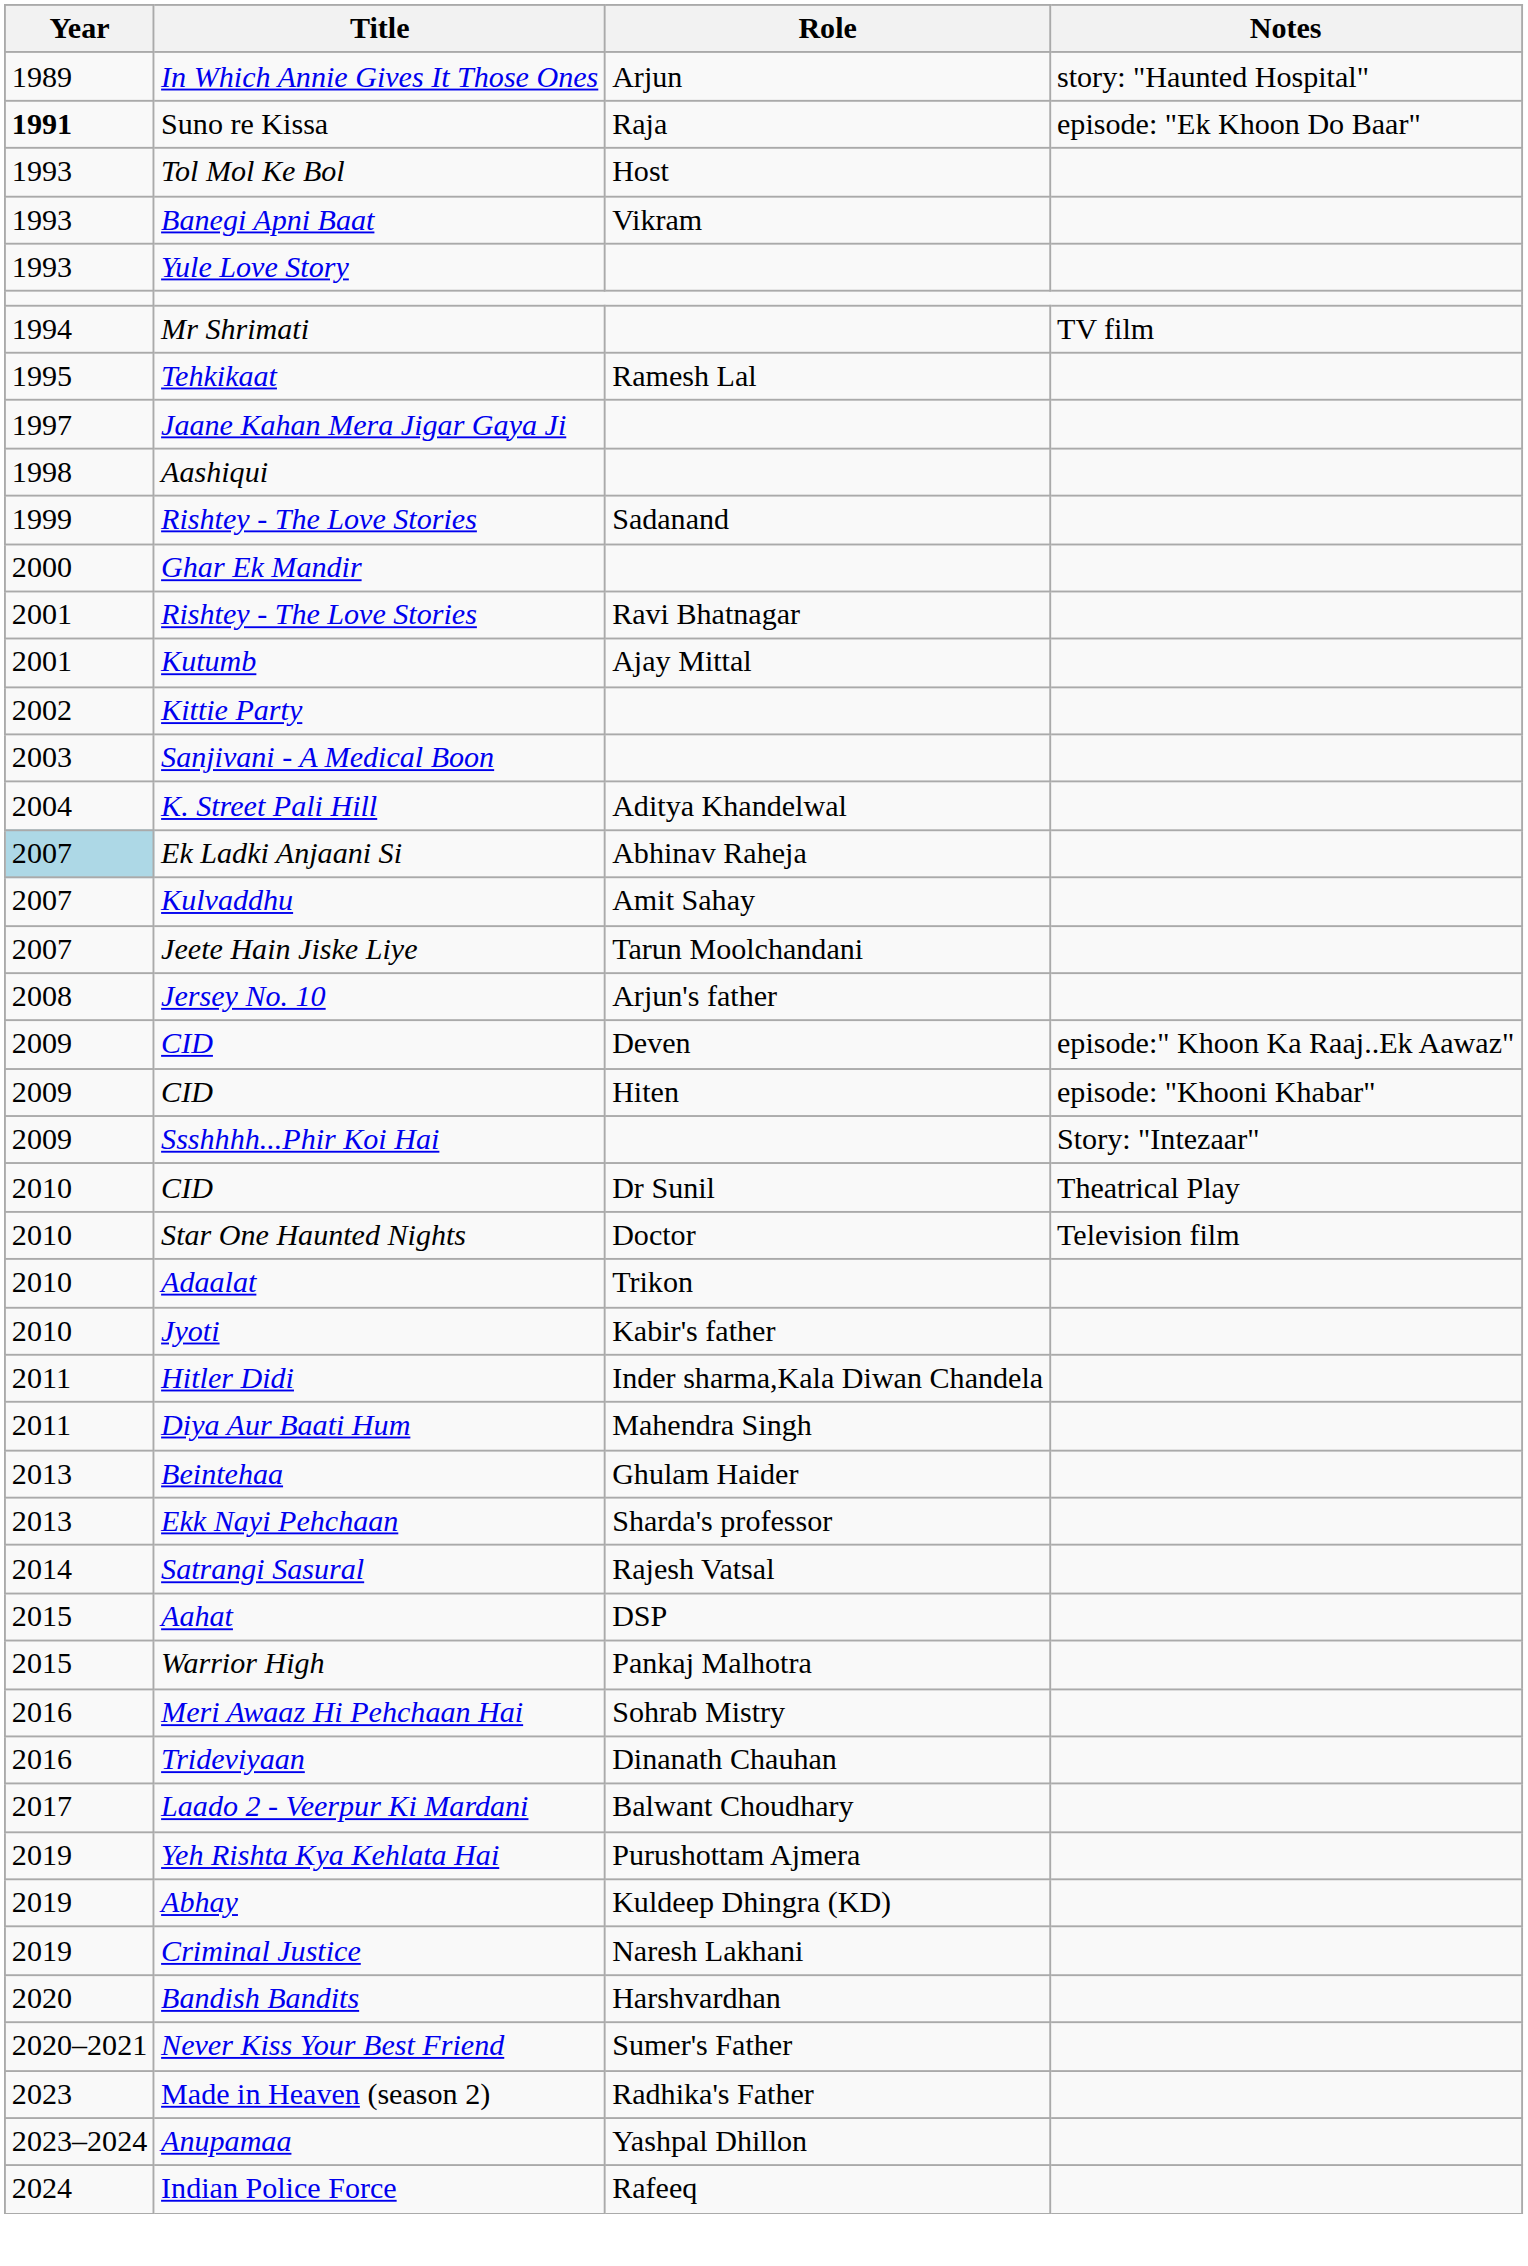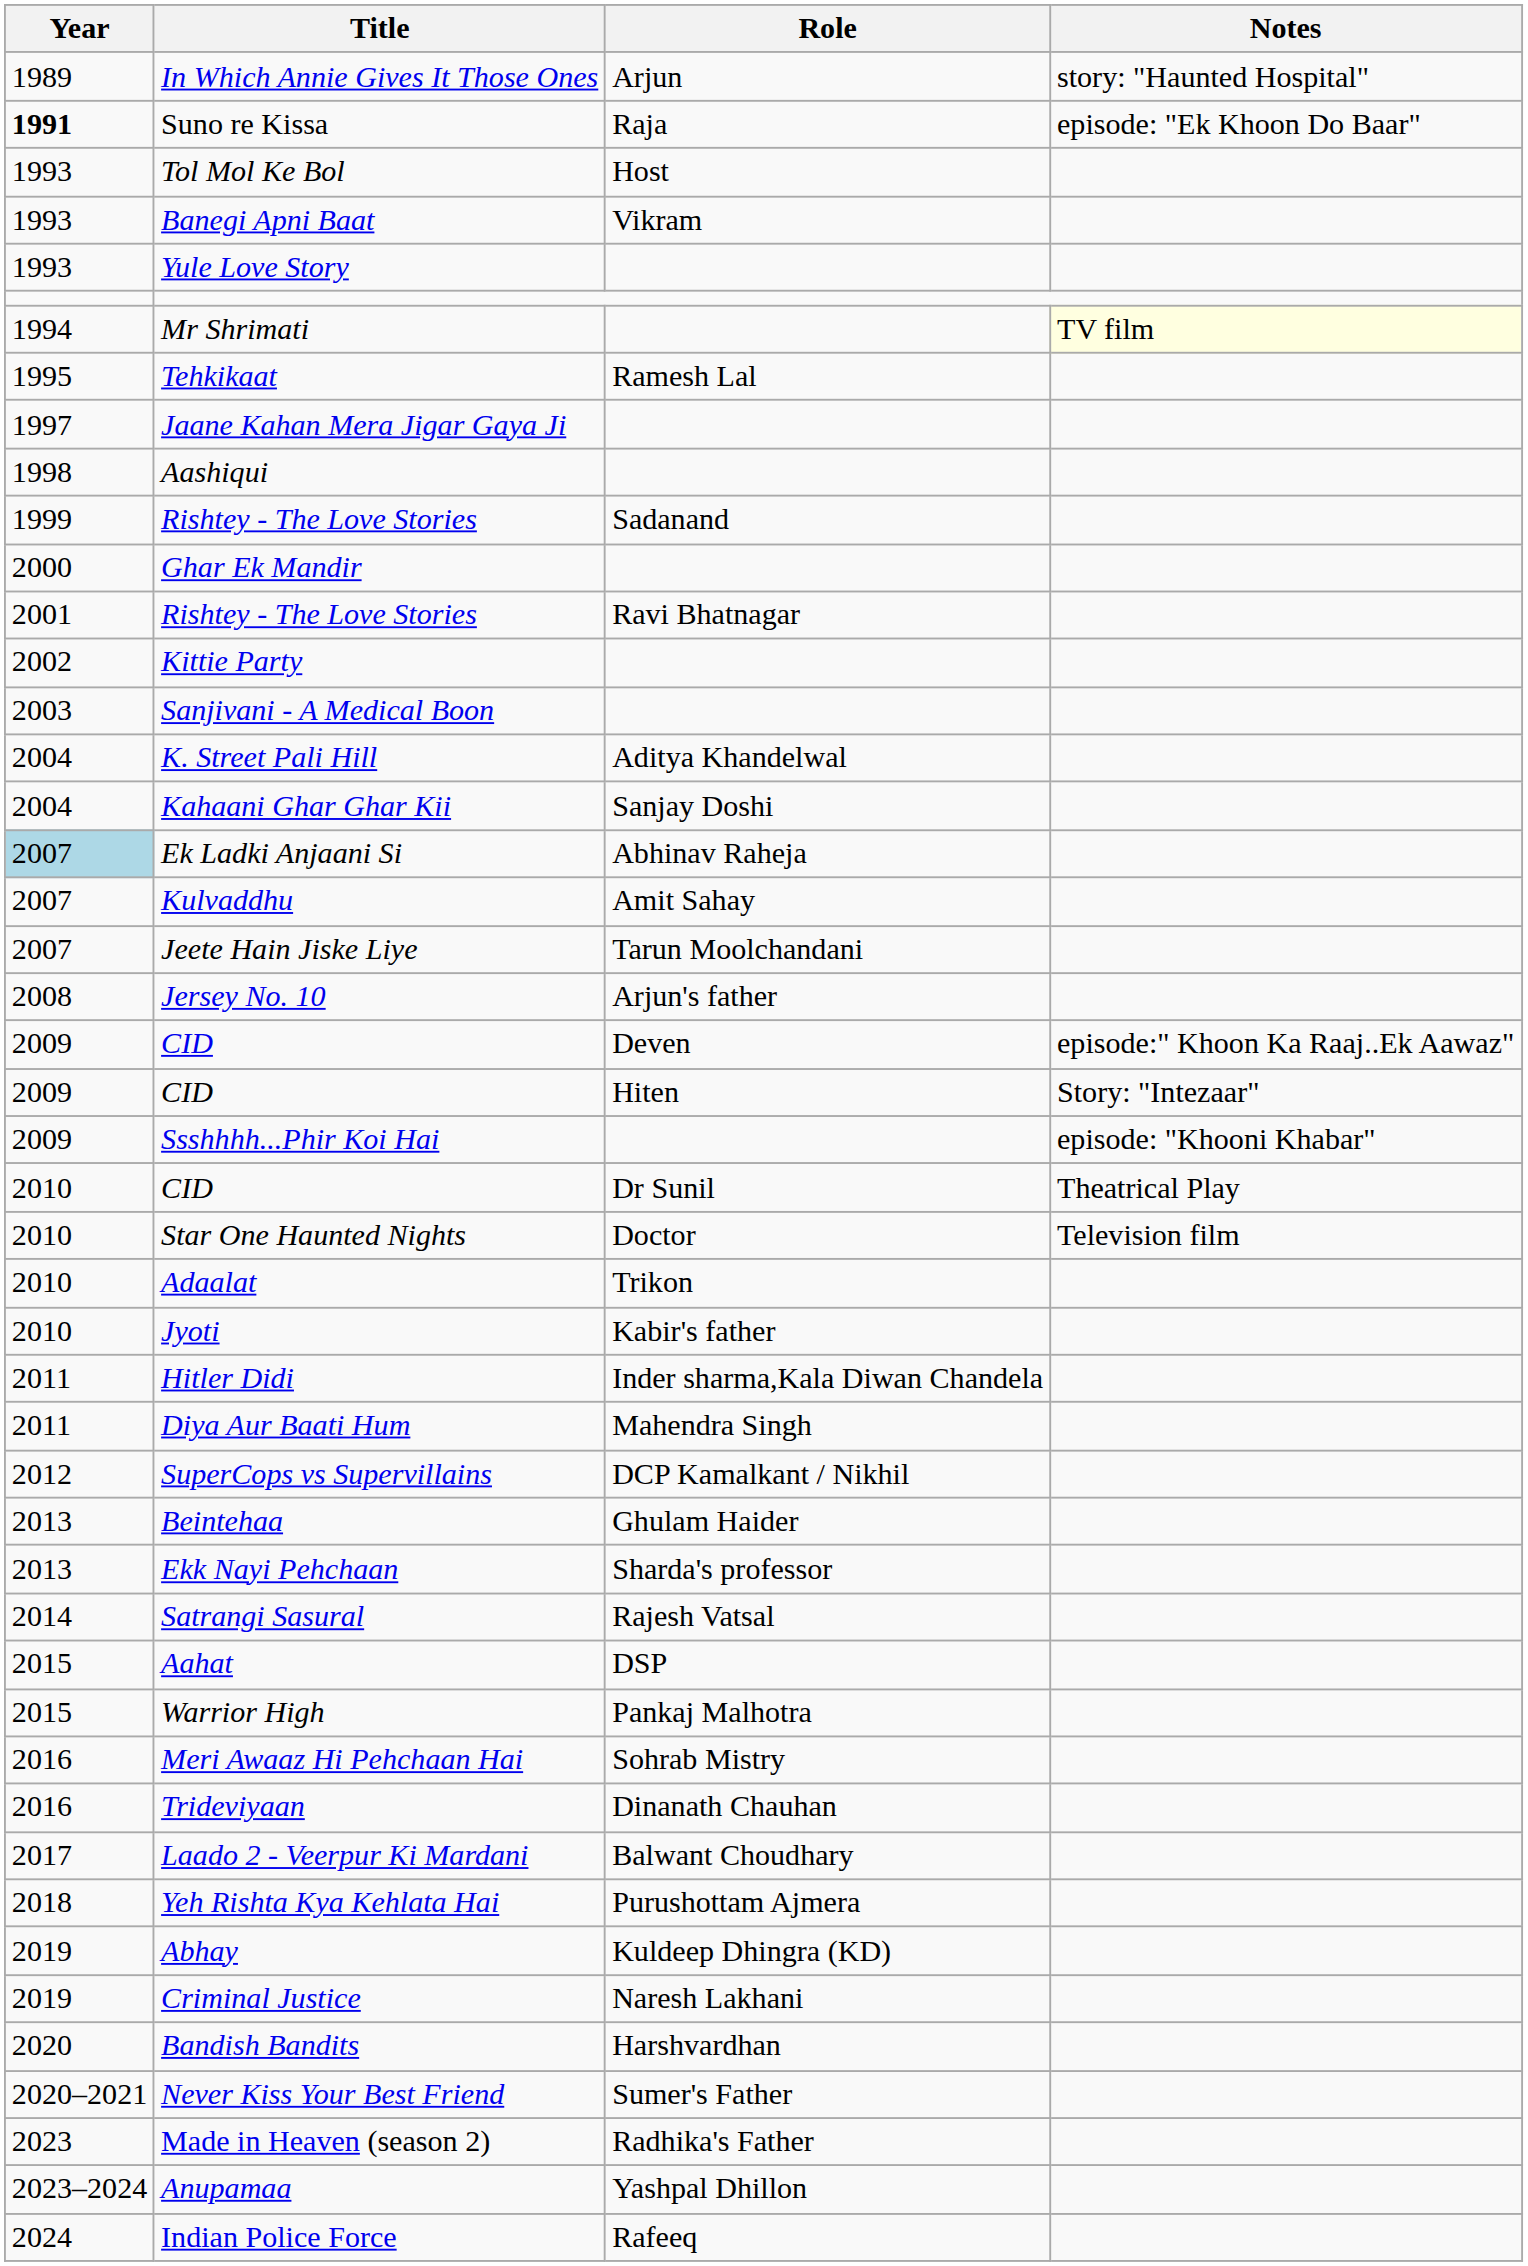(1106, 328) no background -> (1106, 328) lightyellow background
- row: (209, 662)
+ row: (306, 805)
(1216, 1091) episode: "Khooni Khabar" -> (1158, 1091) Story: "Intezaar"
(1158, 1139) Story: "Intezaar" -> (1216, 1139) episode: "Khooni Khabar"
+ row: (327, 1473)
(42, 1855) 2019 -> (42, 1902) 2018
